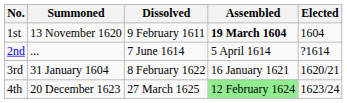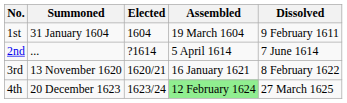columns swapped: (320, 13) <-> (166, 13)
(76, 32) 13 November 1620 -> (69, 32) 31 January 1604
(249, 32) bold -> (208, 32) normal
(69, 70) 31 January 1604 -> (76, 70) 13 November 1620
